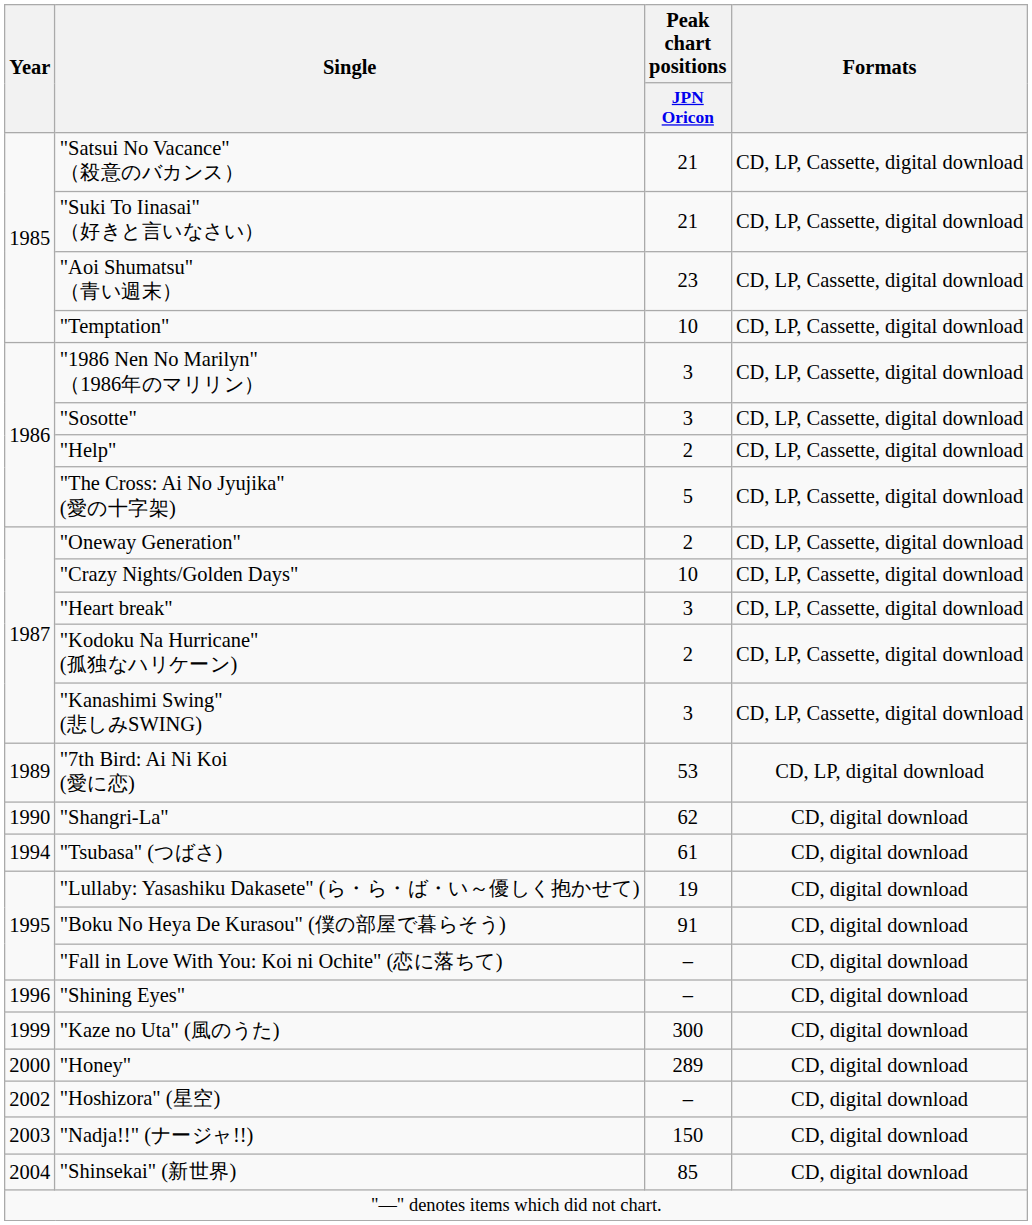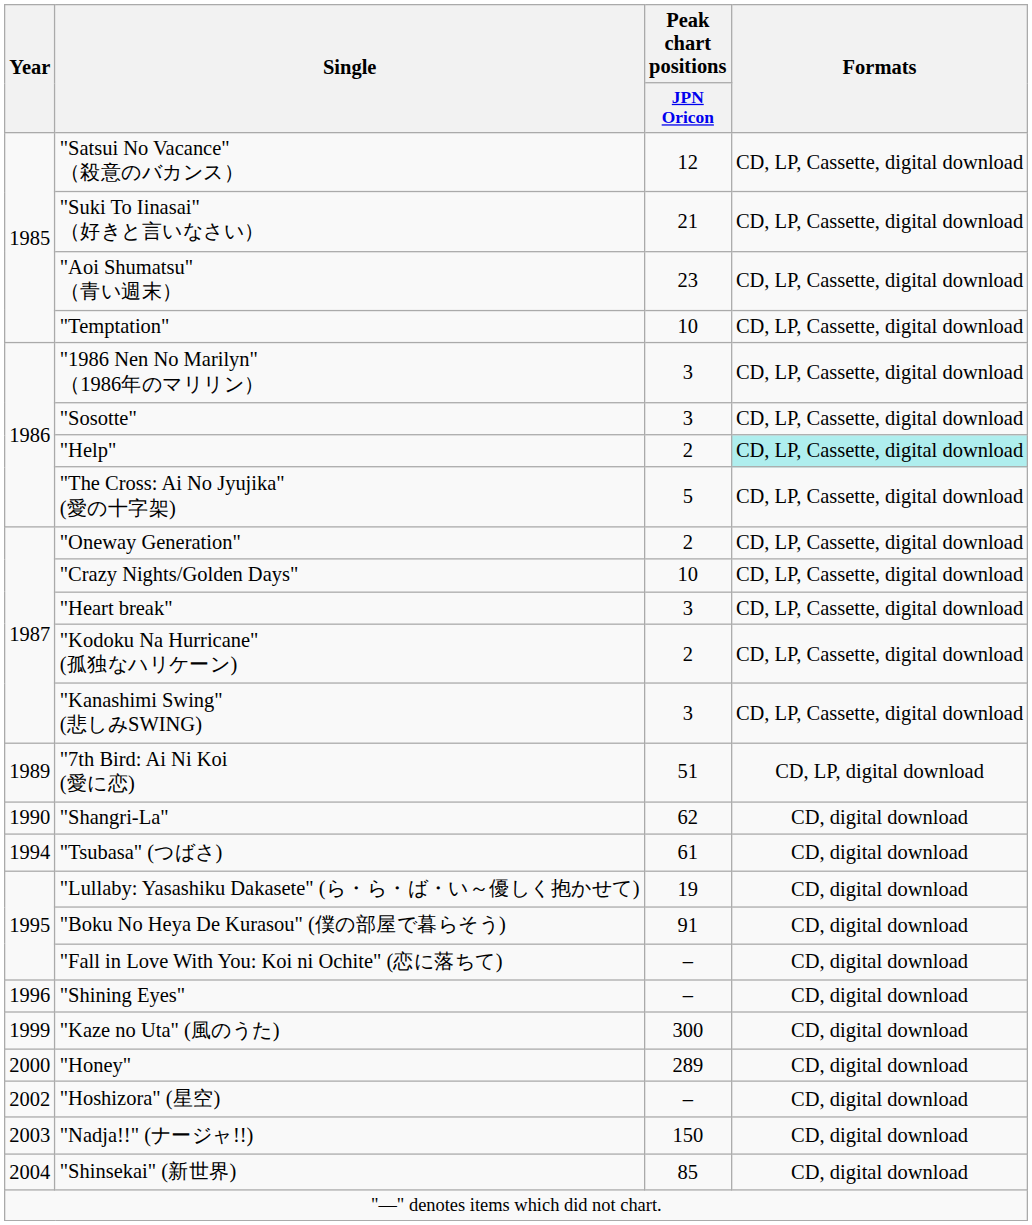(688, 161) 21 -> (688, 161) 12
(880, 450) no background -> (880, 450) paleturquoise background
(688, 772) 53 -> (688, 772) 51
